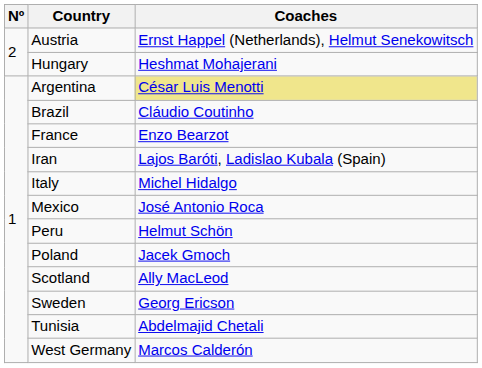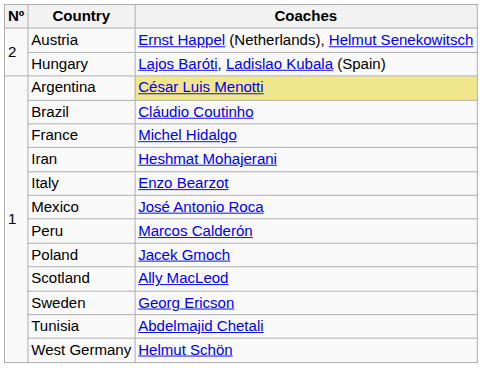(208, 64) Heshmat Mohajerani -> (262, 64) Lajos Baróti, Ladislao Kubala (Spain)
(183, 135) Enzo Bearzot -> (188, 135) Michel Hidalgo
(262, 159) Lajos Baróti, Ladislao Kubala (Spain) -> (208, 159) Heshmat Mohajerani
(188, 183) Michel Hidalgo -> (183, 183) Enzo Bearzot
(185, 231) Helmut Schön -> (195, 231) Marcos Calderón
(195, 350) Marcos Calderón -> (185, 350) Helmut Schön
